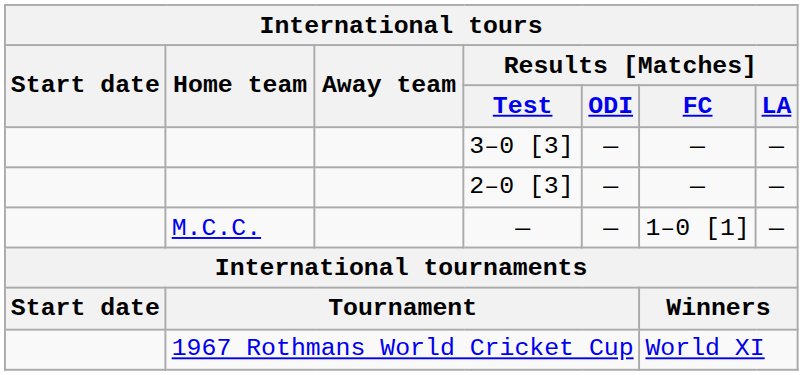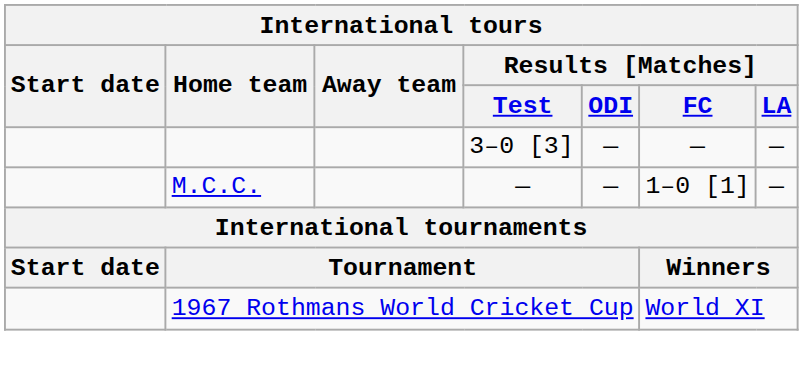- row: (522, 187)
